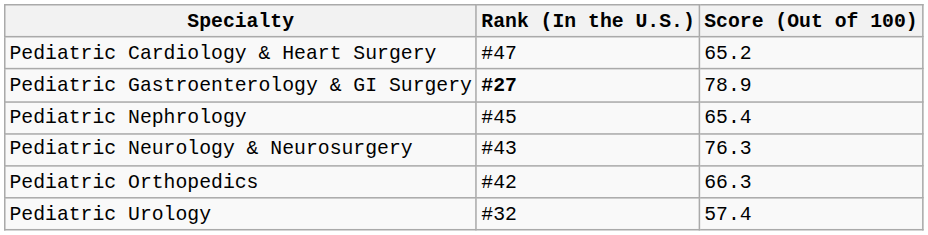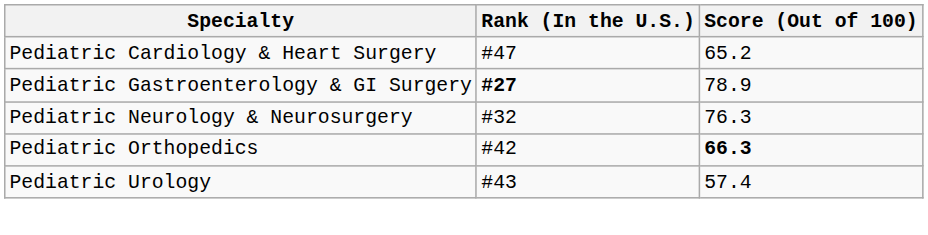- row: (128, 117)
(499, 150) #43 -> (499, 117) #32
(728, 182) normal -> (728, 150) bold
(499, 214) #32 -> (499, 182) #43
